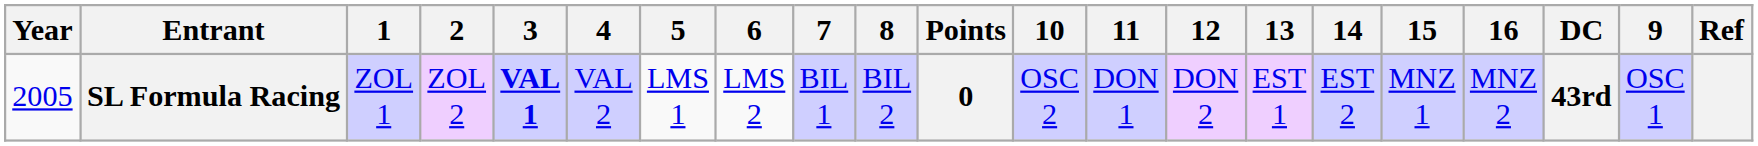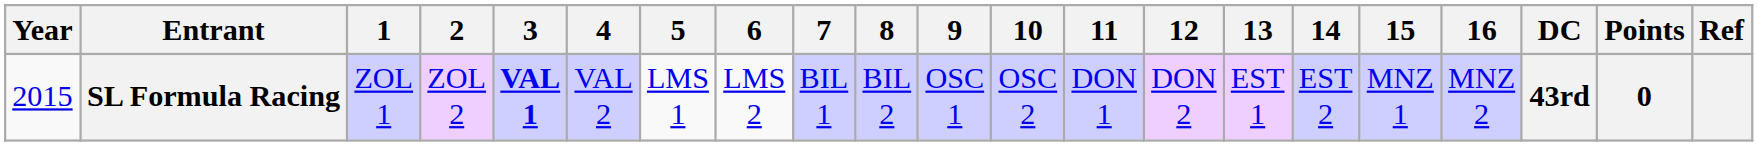columns swapped: (1655, 28) <-> (966, 28)
(42, 96) 2005 -> (42, 96) 2015
